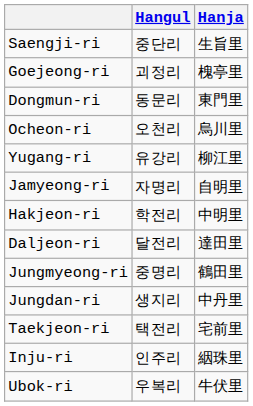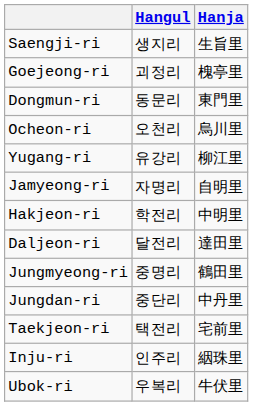(158, 44) 중단리 -> (158, 44) 생지리
(158, 301) 생지리 -> (158, 301) 중단리
